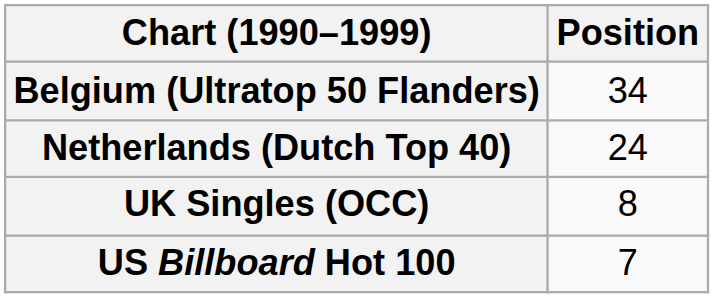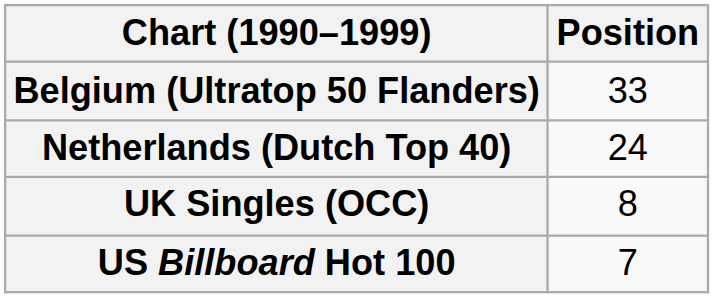(628, 90) 34 -> (628, 90) 33
